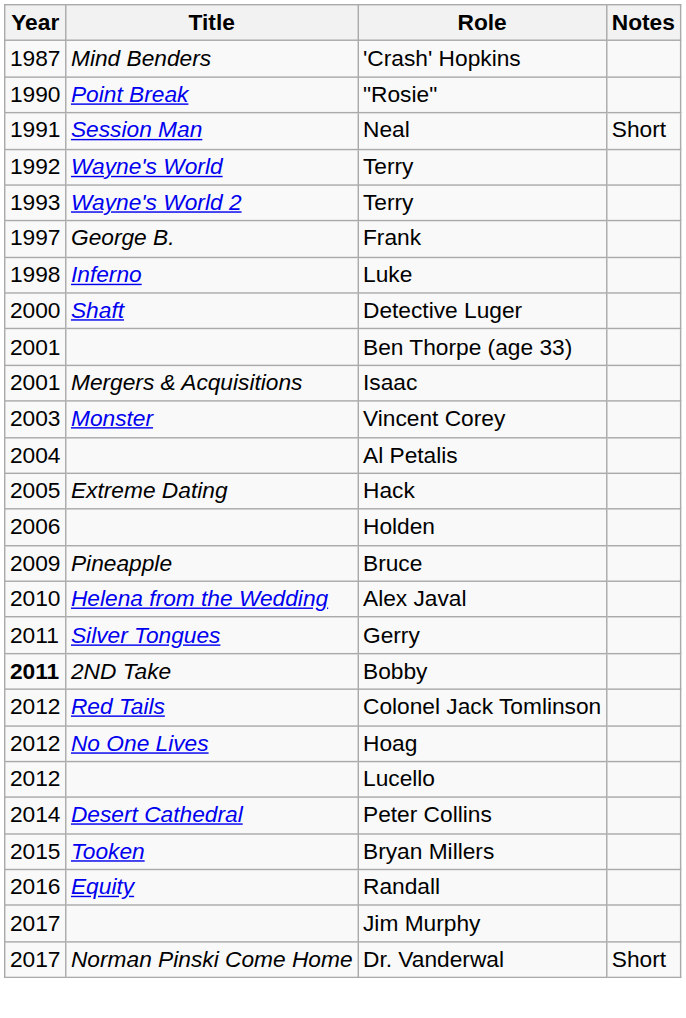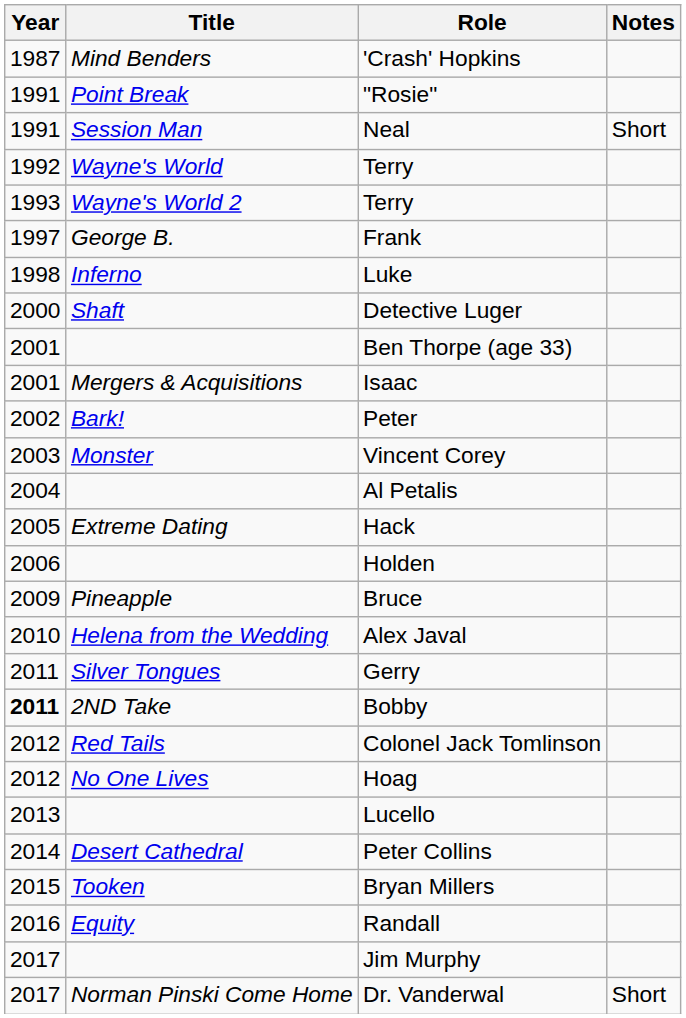(35, 94) 1990 -> (35, 94) 1991
+ row: (97, 418)
(35, 779) 2012 -> (35, 815) 2013
